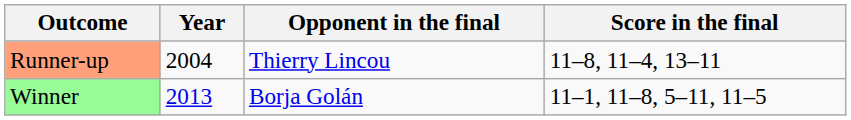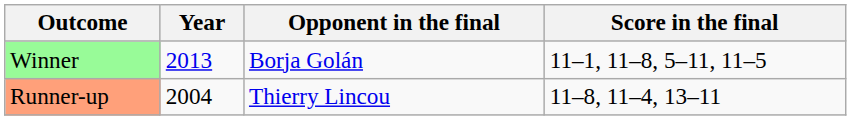rows swapped: (59, 59) <-> (44, 96)
